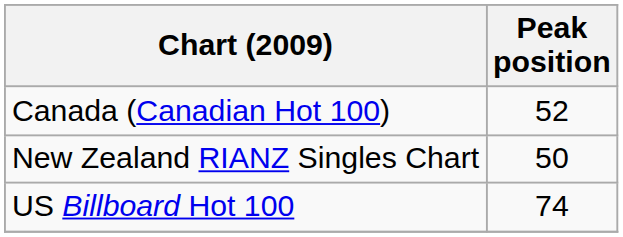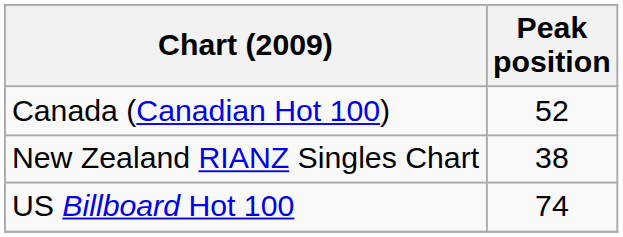(552, 158) 50 -> (552, 158) 38
